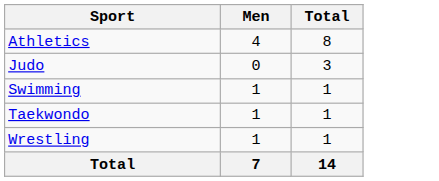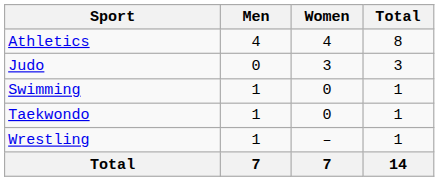+ column: (327, 17)
